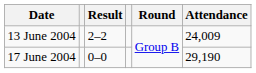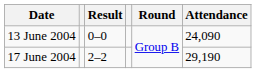(97, 36) 2–2 -> (97, 36) 0–0
(203, 36) 24,009 -> (203, 36) 24,090
(97, 57) 0–0 -> (97, 57) 2–2
